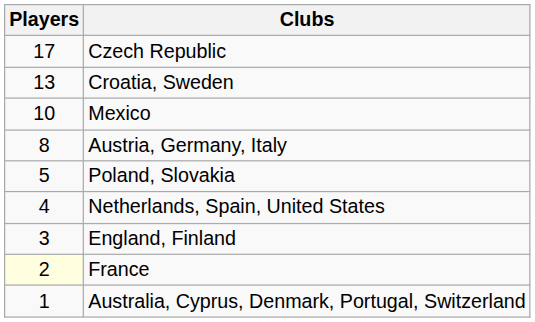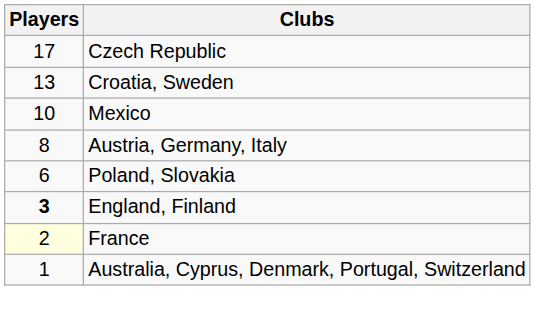(44, 176) 5 -> (44, 176) 6
- row: (236, 207)
(44, 238) normal -> (44, 207) bold
